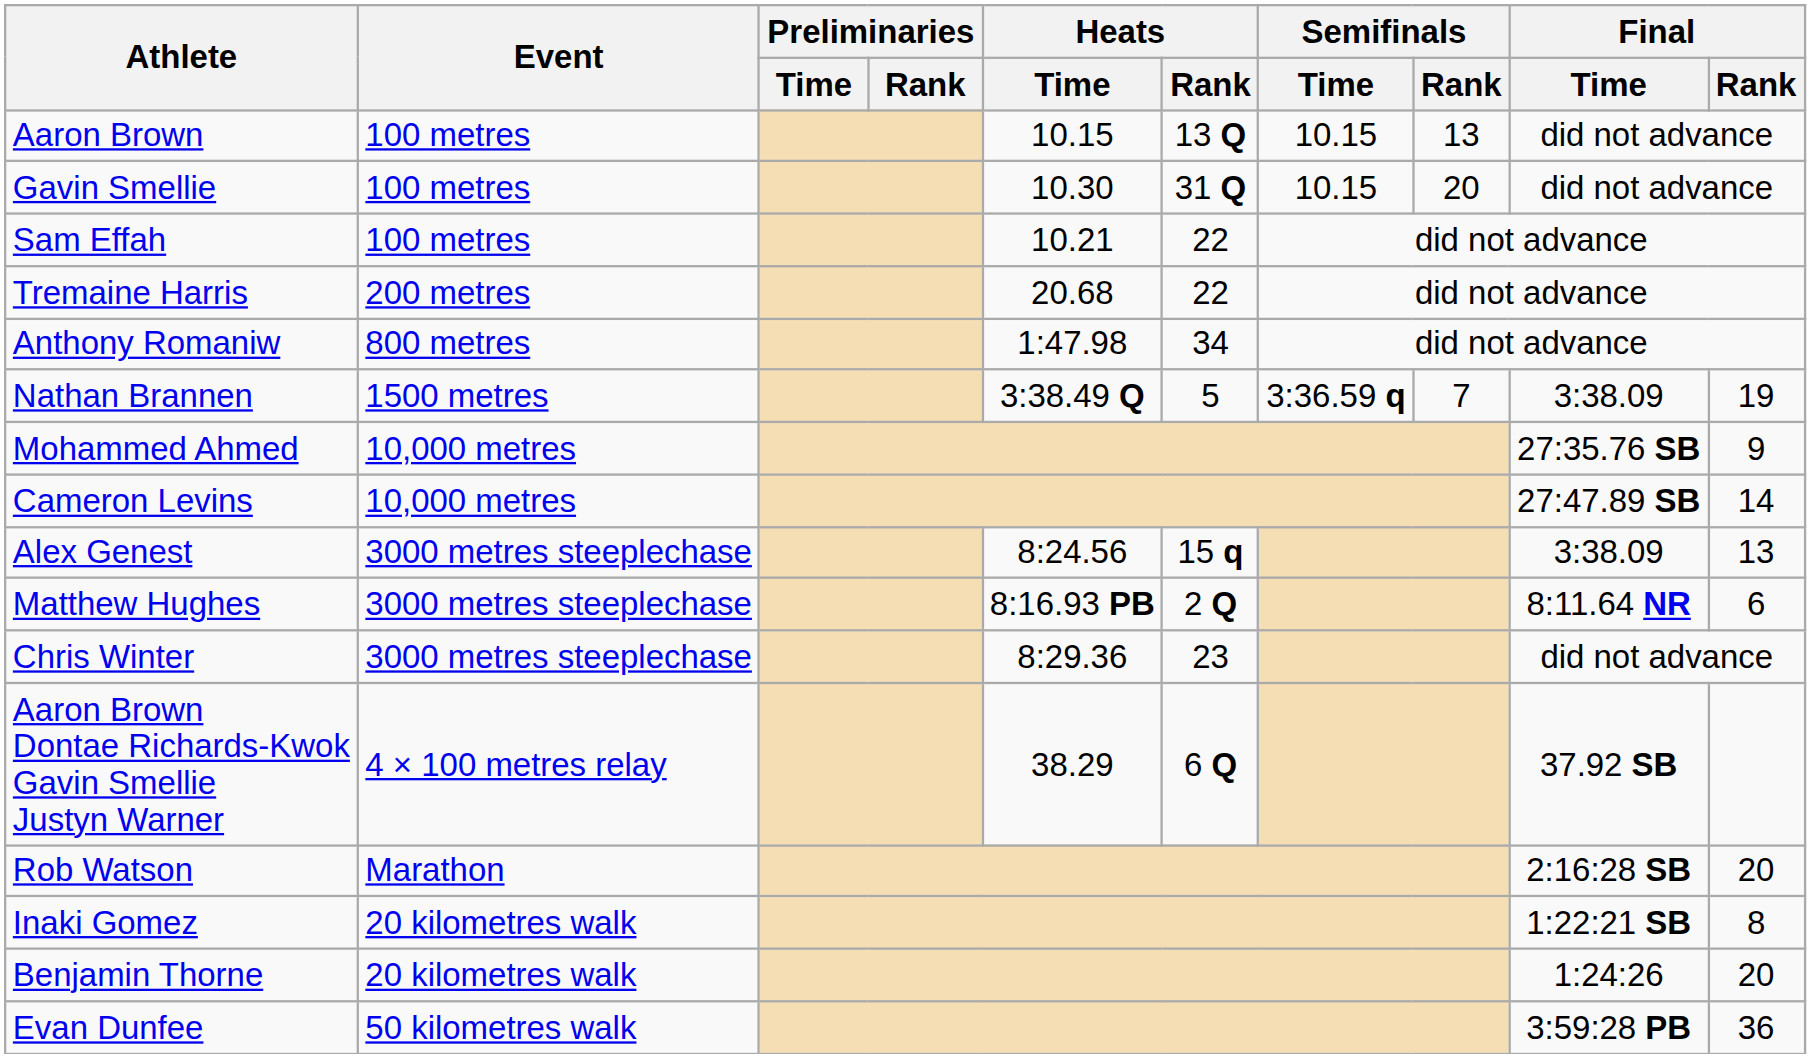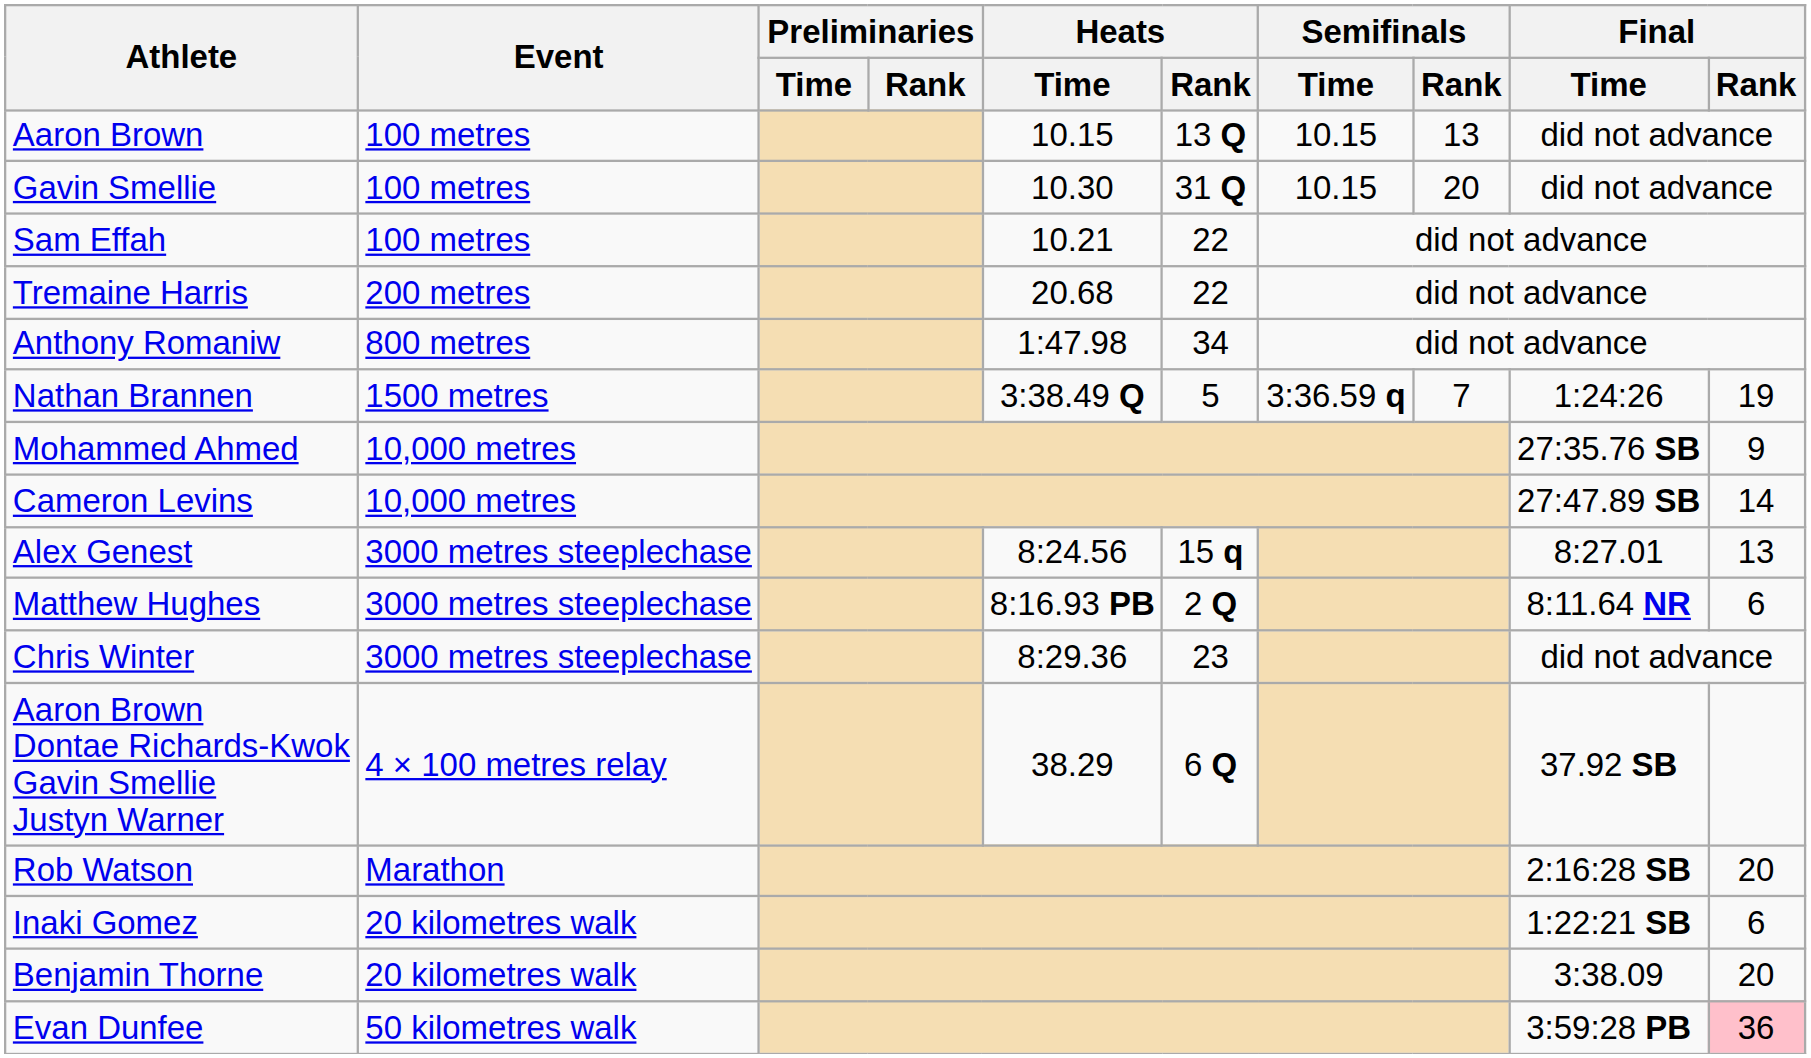(1609, 396) 3:38.09 -> (1609, 396) 1:24:26
(1609, 553) 3:38.09 -> (1609, 553) 8:27.01
(1756, 923) 8 -> (1756, 923) 6
(1609, 975) 1:24:26 -> (1609, 975) 3:38.09
(1756, 1027) no background -> (1756, 1027) pink background
